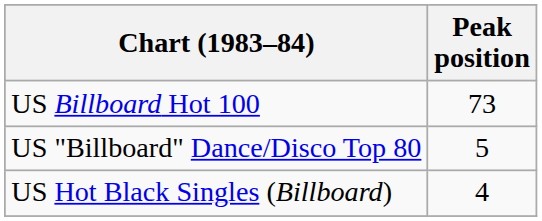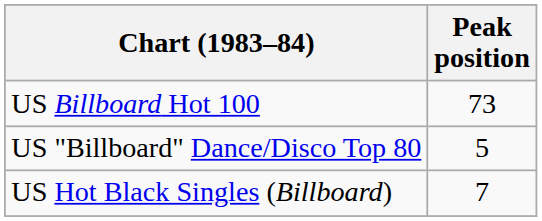(482, 192) 4 -> (482, 192) 7
